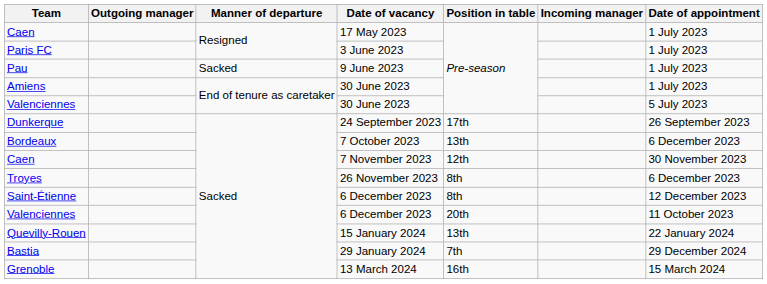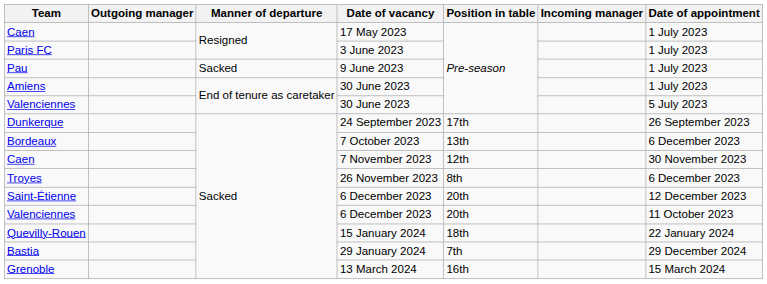(454, 196) 8th -> (458, 196) 20th
(458, 232) 13th -> (458, 232) 18th
